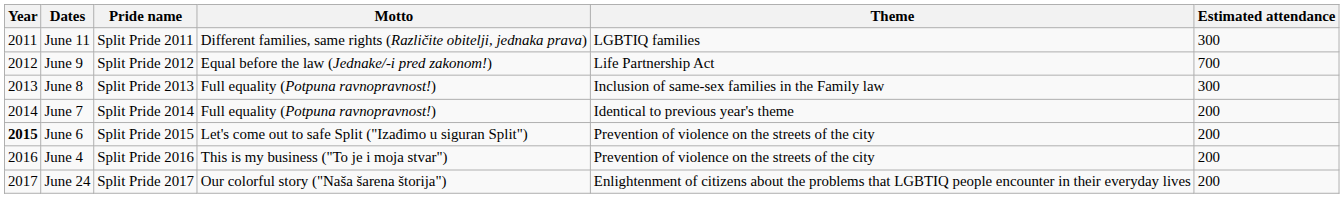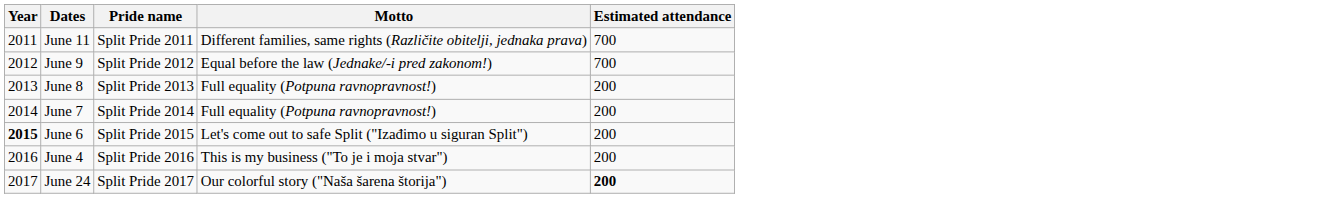- column: (892, 16)
(1209, 39) 300 -> (605, 39) 700
(1209, 87) 300 -> (605, 87) 200
(1209, 181) normal -> (605, 181) bold
